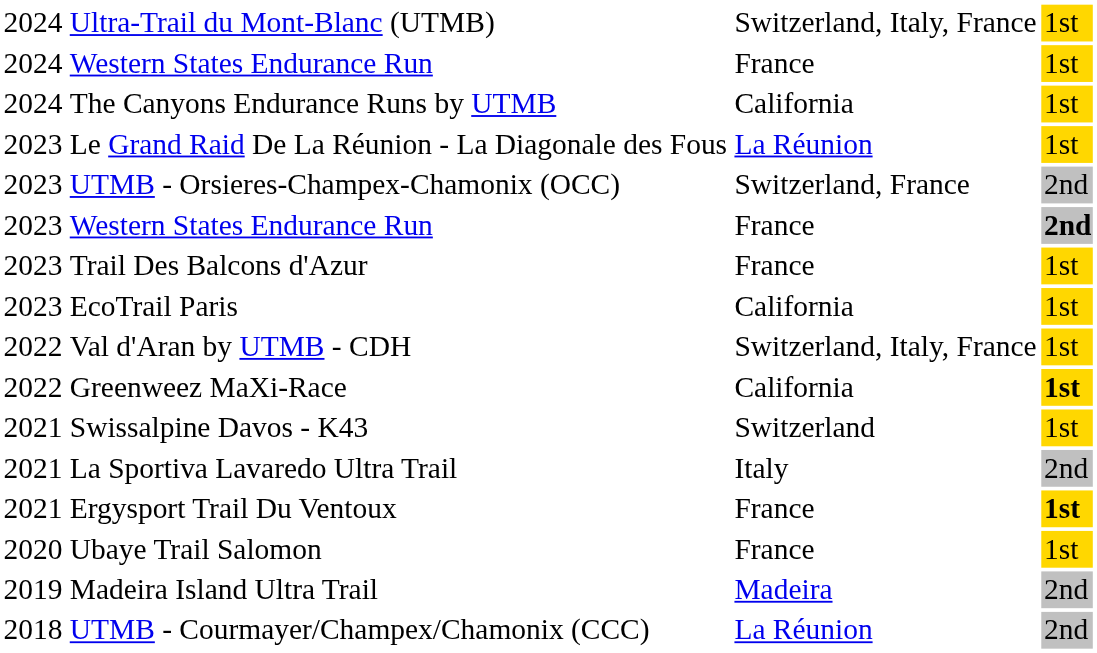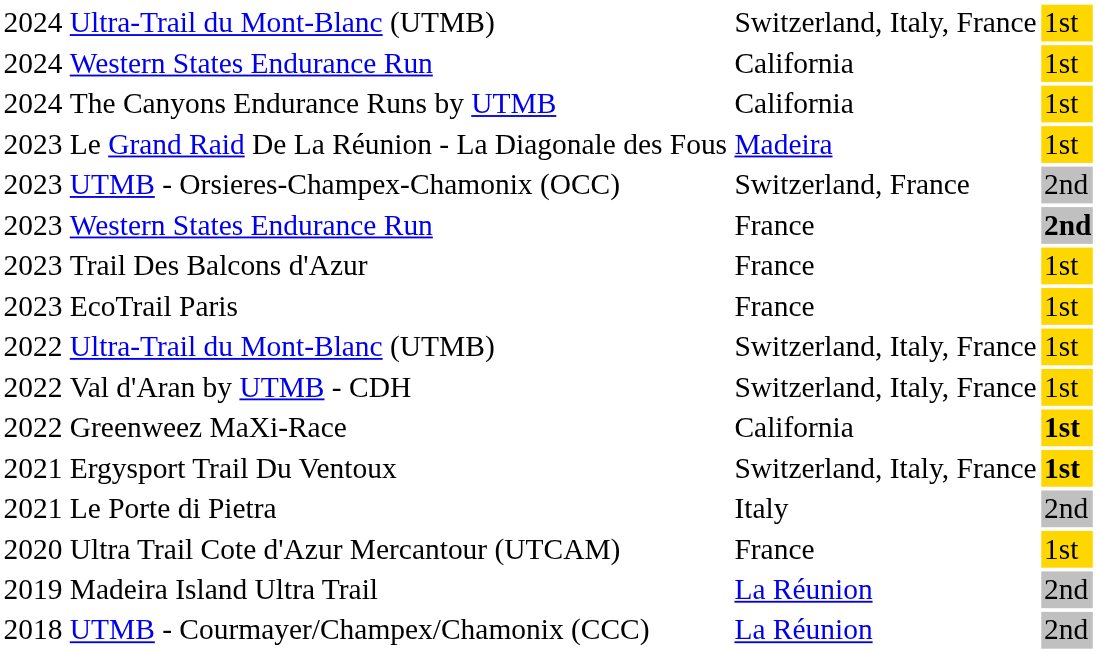(774, 63) France -> (794, 63) California
(804, 144) La Réunion -> (783, 144) Madeira
(794, 306) California -> (774, 306) France
+ row: (33, 346)
- row: (33, 427)
- row: (33, 467)
(774, 508) France -> (886, 467) Switzerland, Italy, France
+ row: (33, 508)
+ row: (33, 548)
- row: (33, 548)
(783, 589) Madeira -> (804, 589) La Réunion
